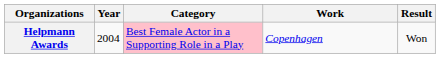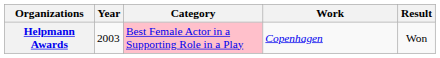(108, 37) 2004 -> (108, 37) 2003
